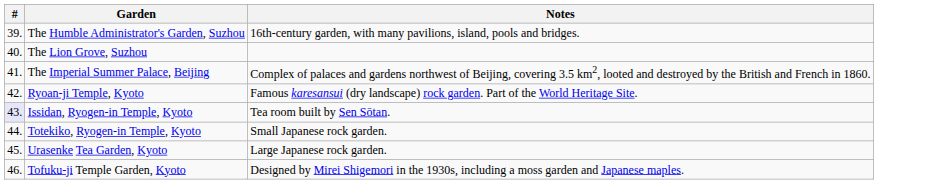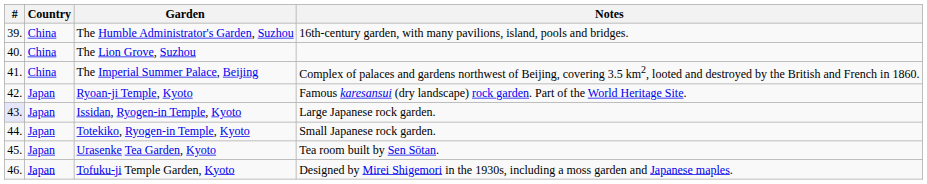+ column: (49, 14)
(320, 112) Tea room built by Sen Sōtan. -> (367, 112) Large Japanese rock garden.
(319, 150) Large Japanese rock garden. -> (369, 150) Tea room built by Sen Sōtan.
